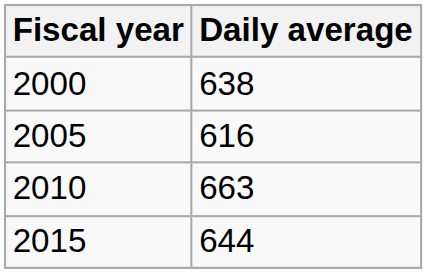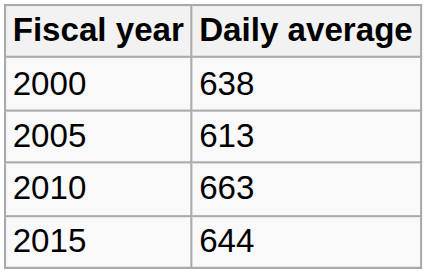(227, 135) 616 -> (227, 135) 613
